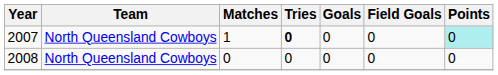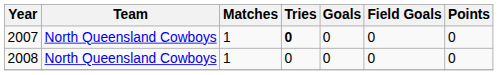(452, 37) paleturquoise background -> (452, 37) no background
(227, 59) 0 -> (227, 59) 1
